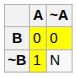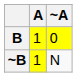(37, 38) 0 -> (37, 38) 1
